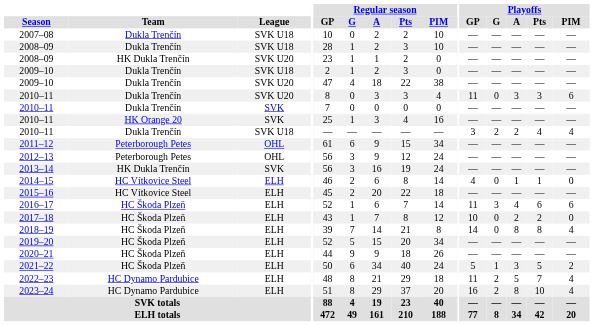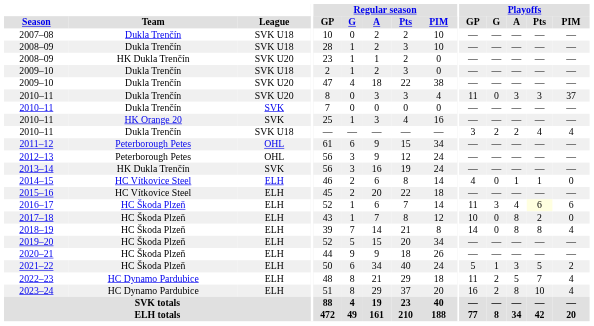(571, 95) 6 -> (571, 95) 37
(540, 205) no background -> (540, 205) lightyellow background
(516, 217) 2 -> (516, 217) 8
